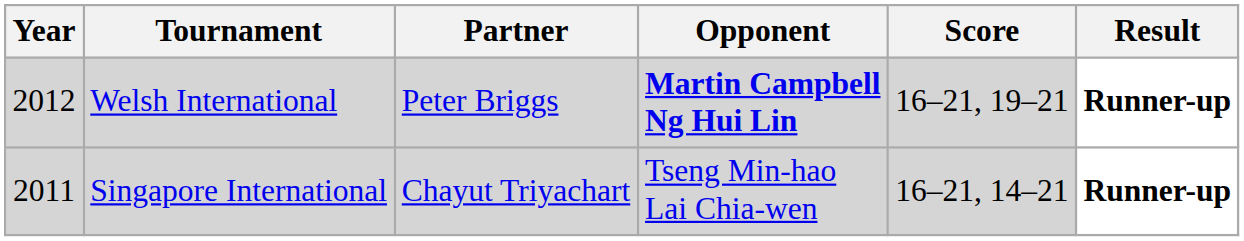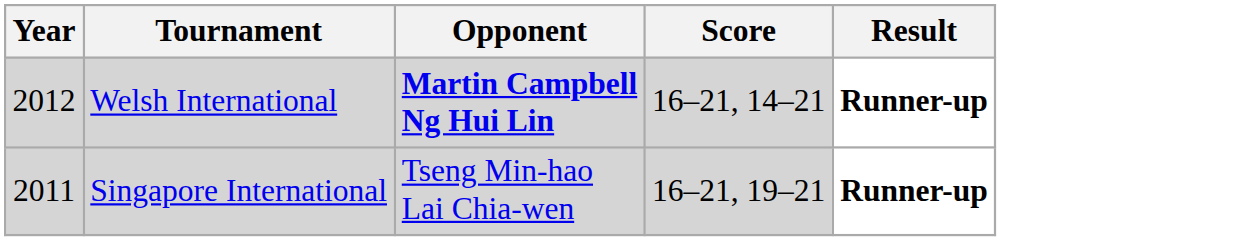- column: (516, 30)
(982, 101) 16–21, 19–21 -> (739, 101) 16–21, 14–21
(982, 190) 16–21, 14–21 -> (739, 190) 16–21, 19–21
